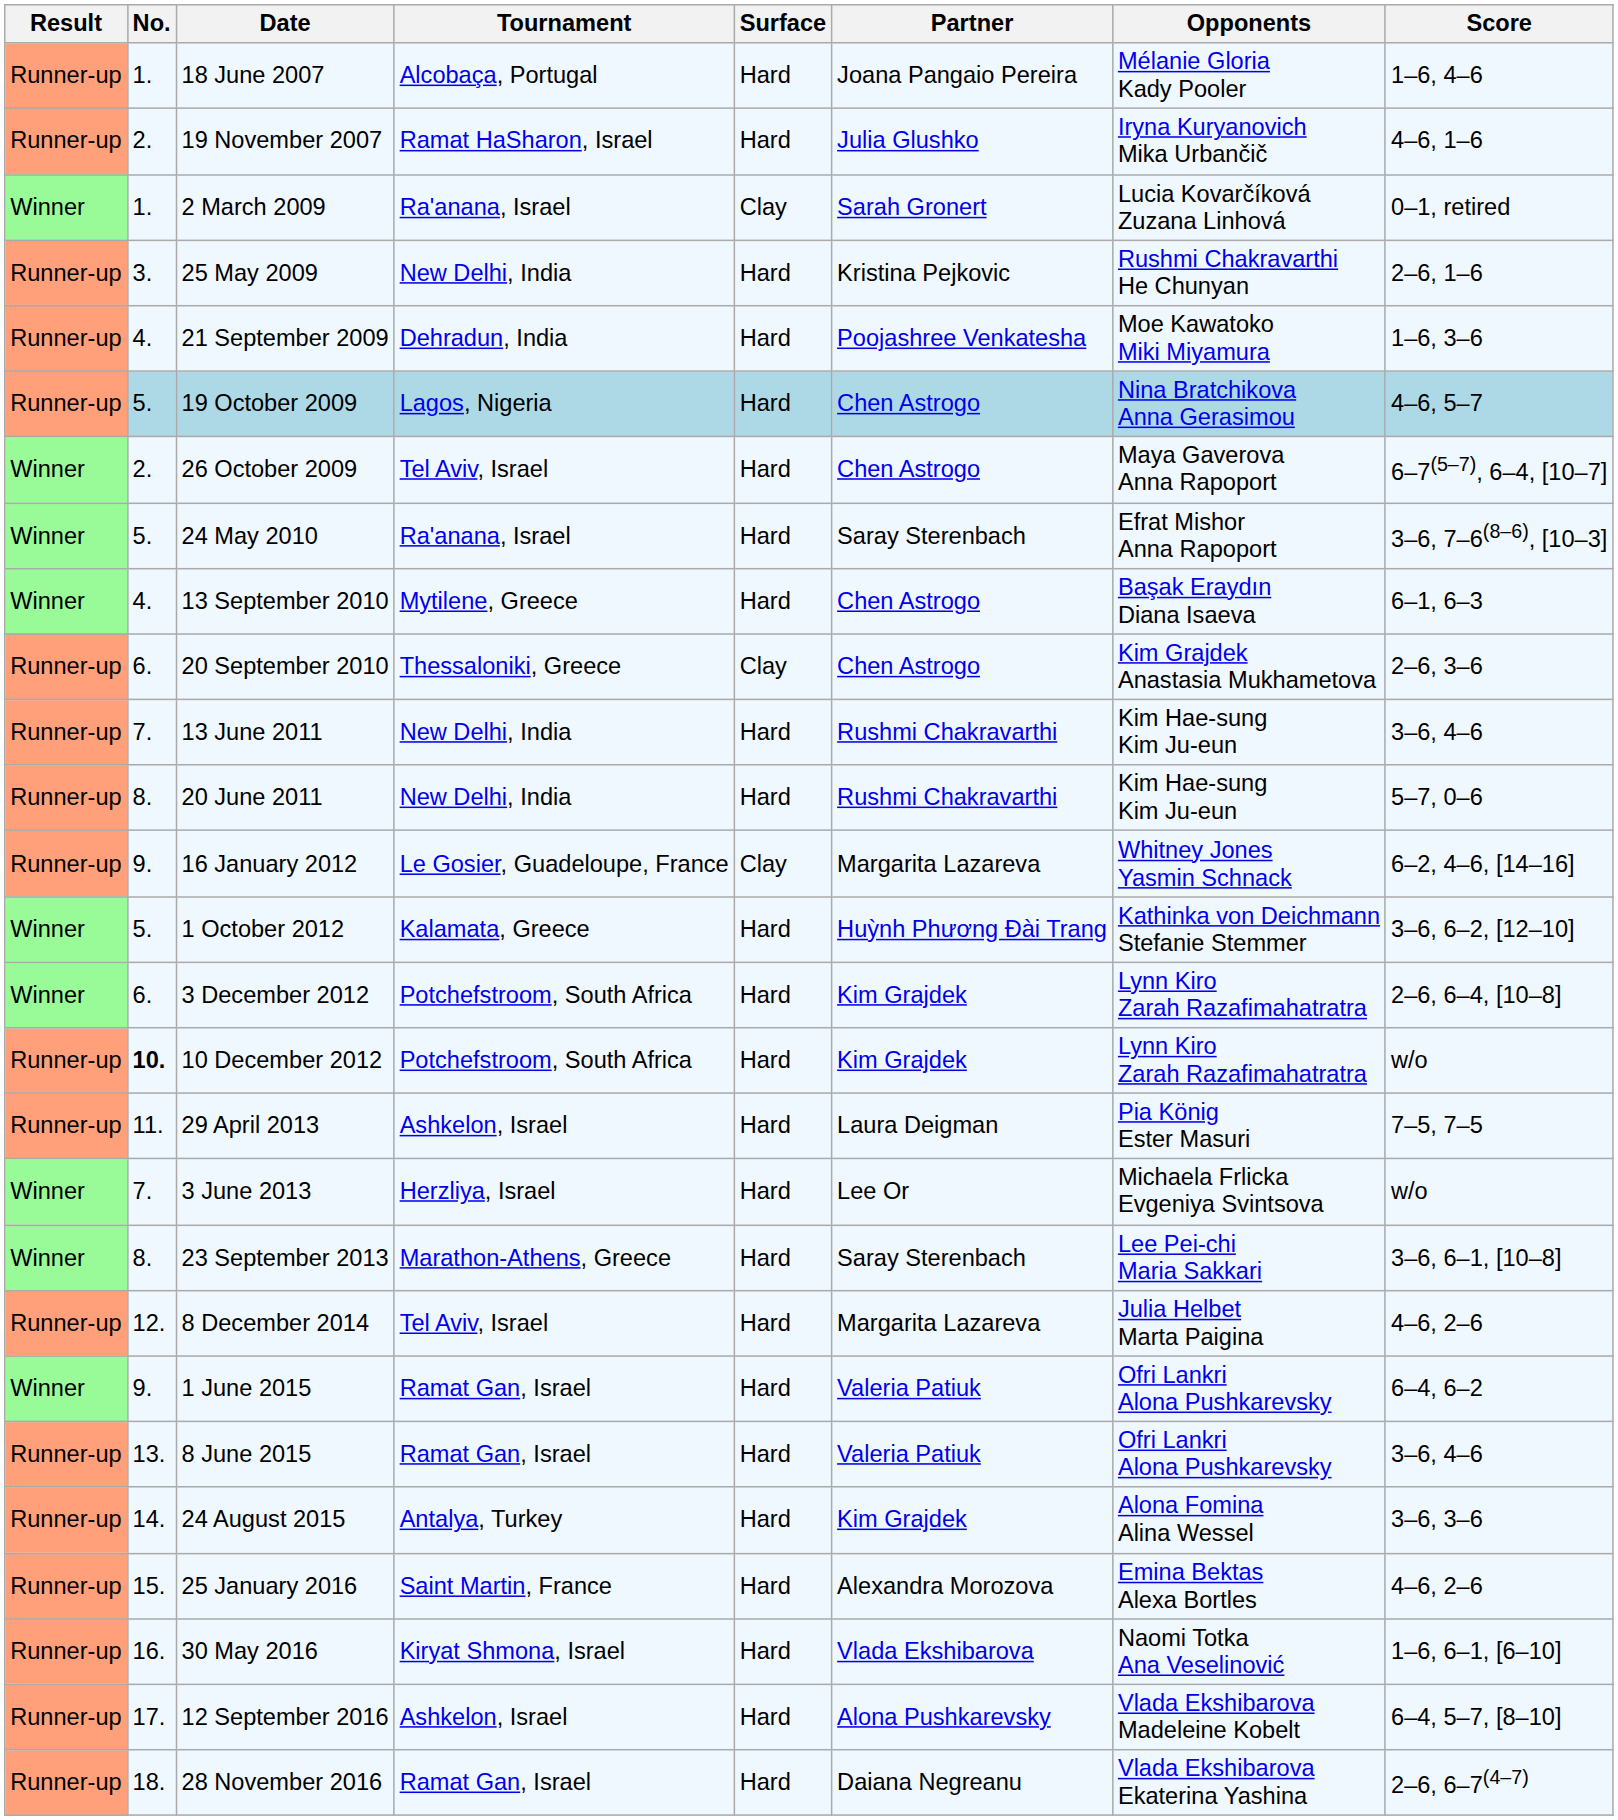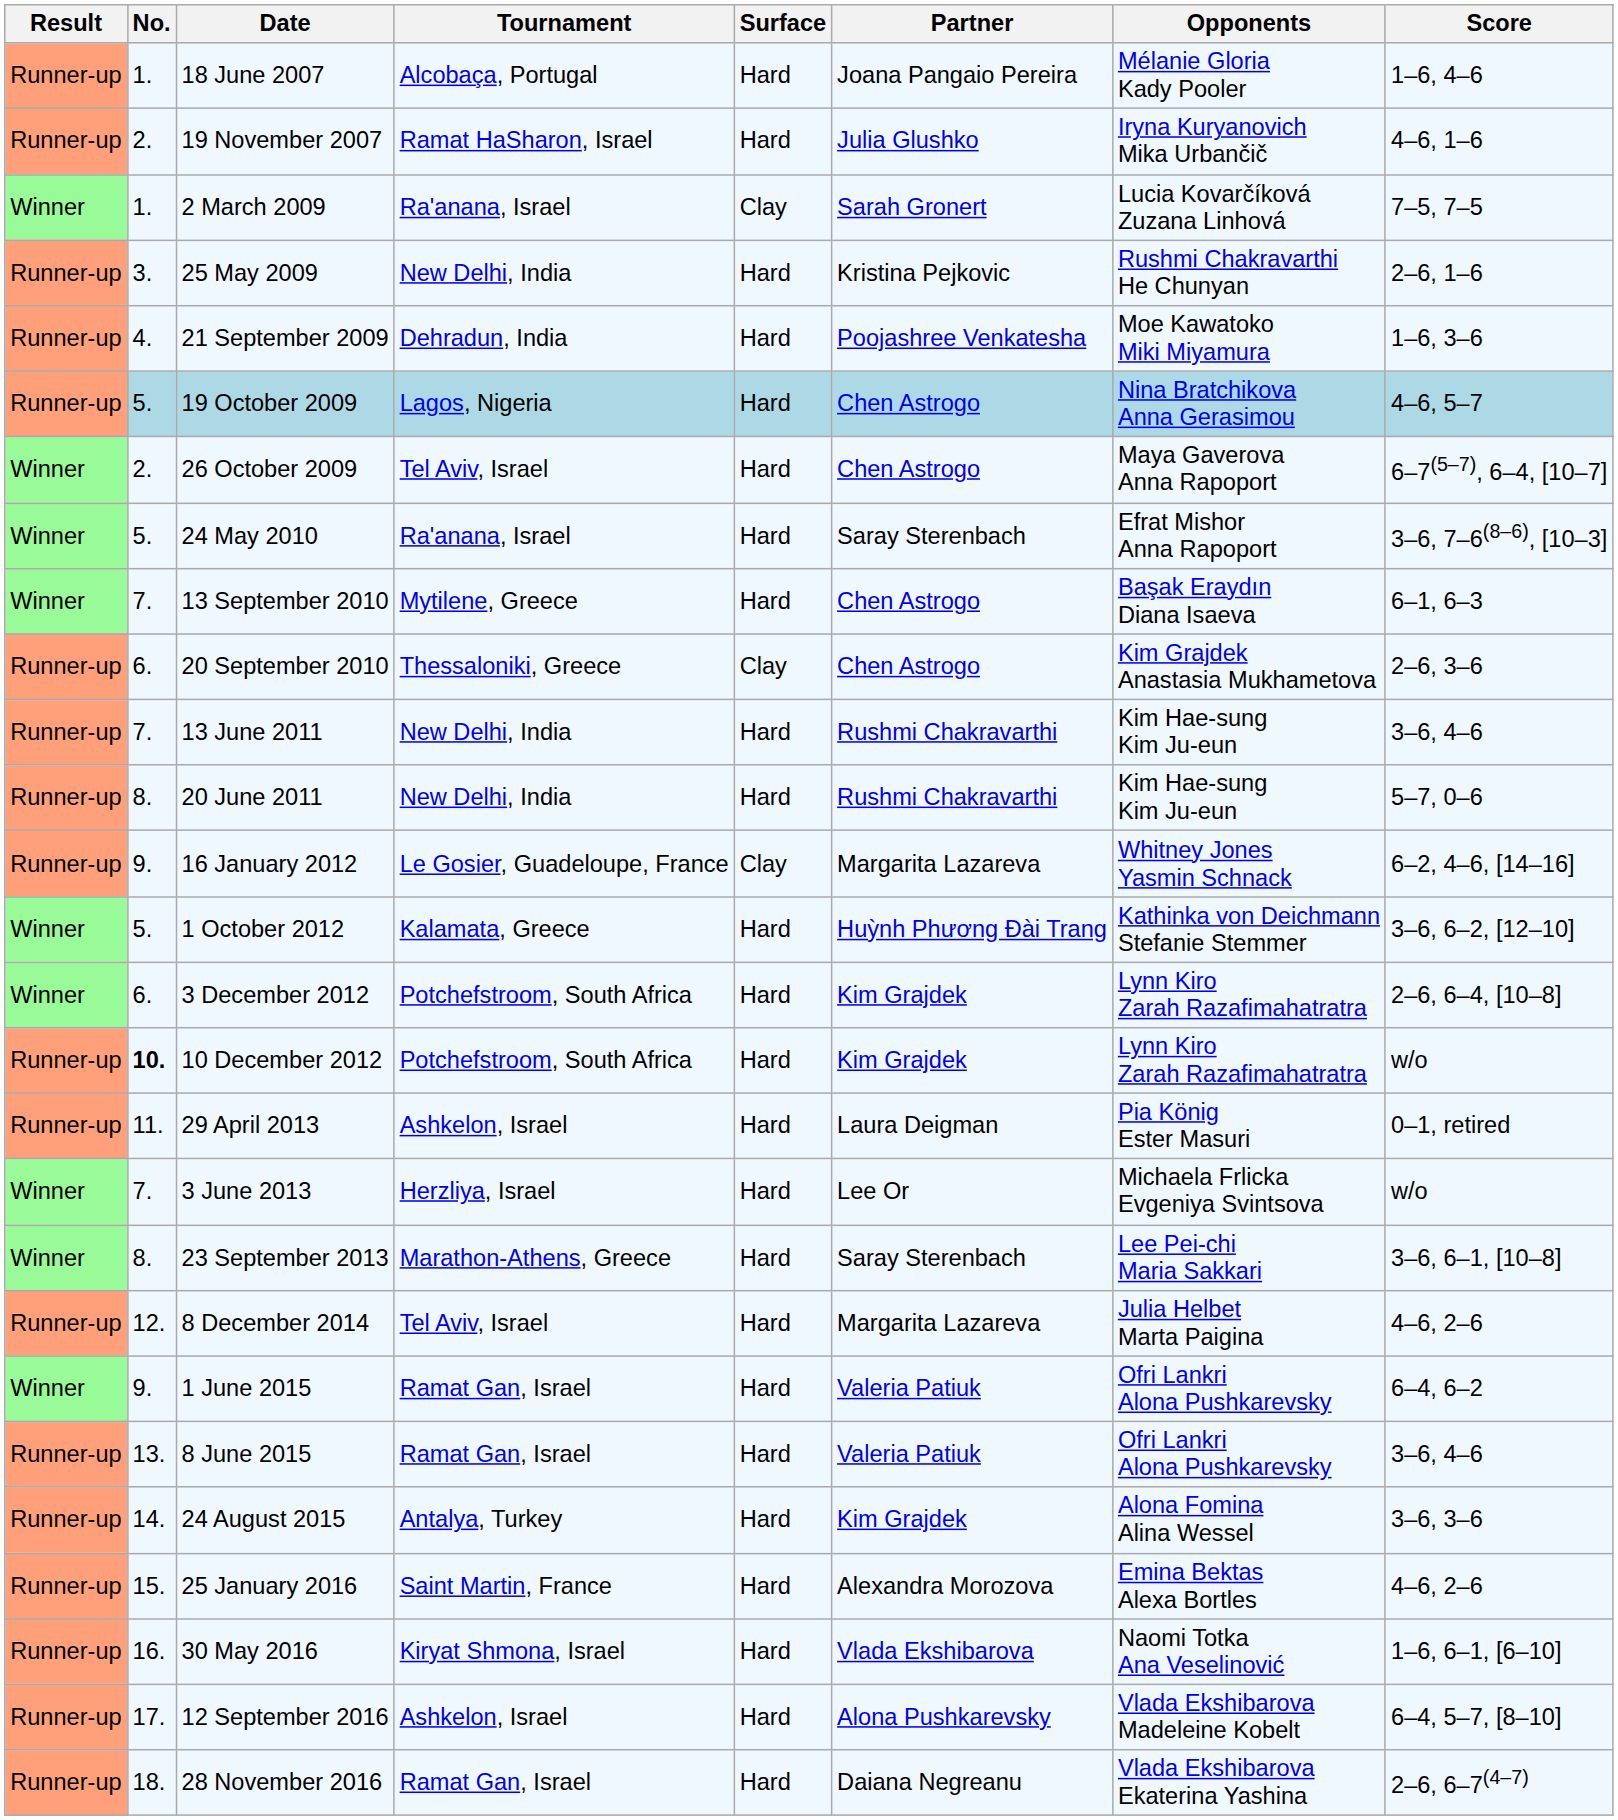(1451, 206) 0–1, retired -> (1437, 206) 7–5, 7–5
(142, 600) 4. -> (142, 600) 7.
(1437, 1125) 7–5, 7–5 -> (1451, 1125) 0–1, retired
